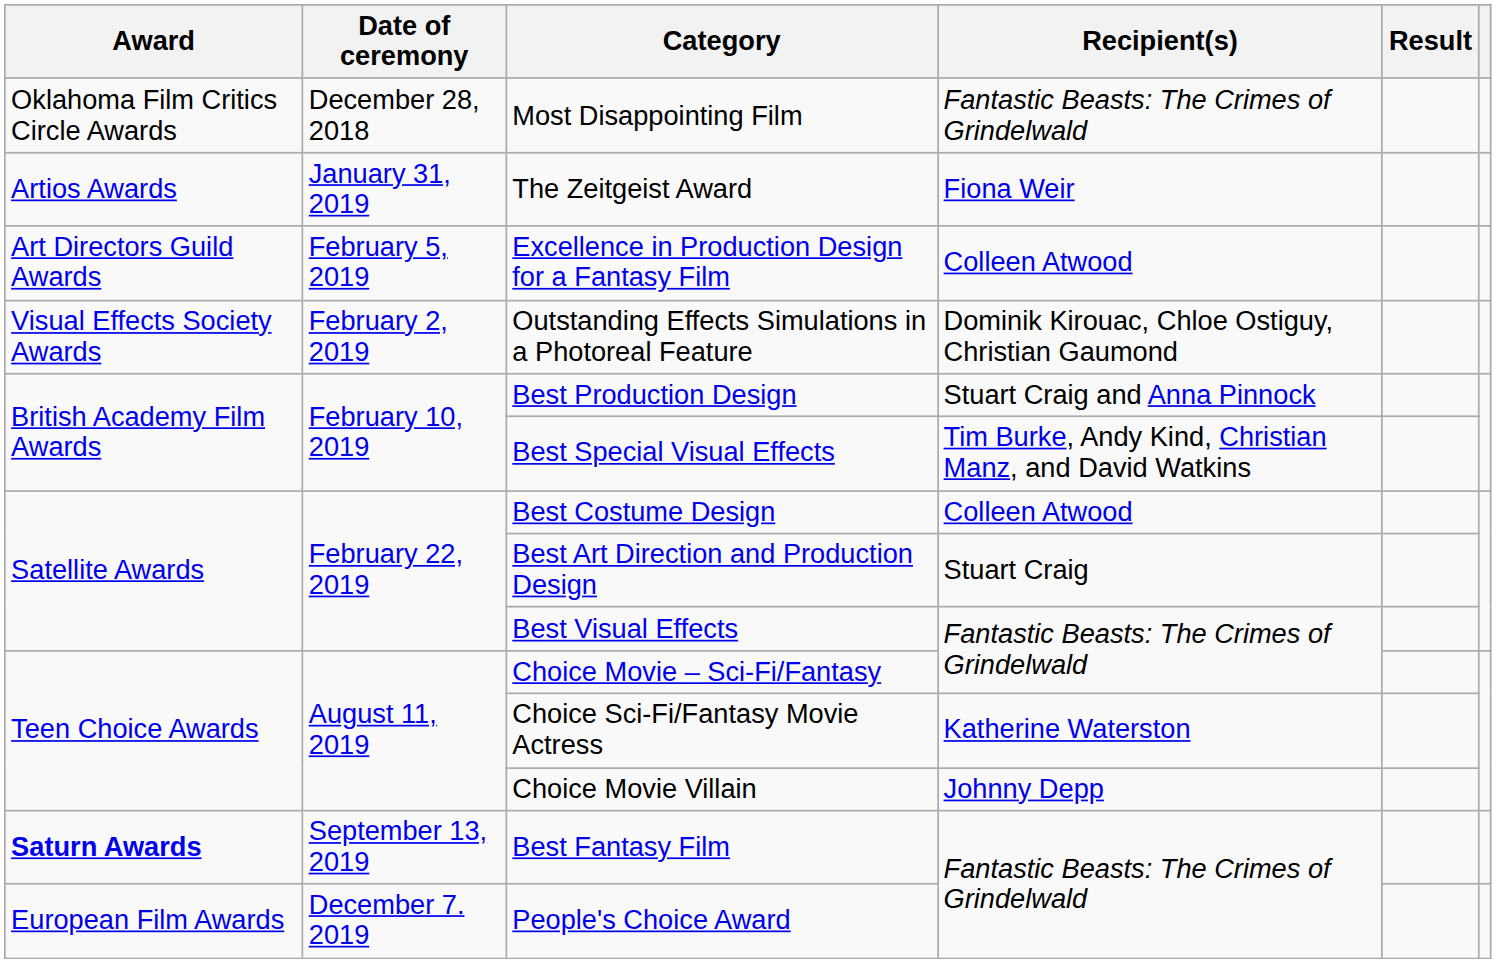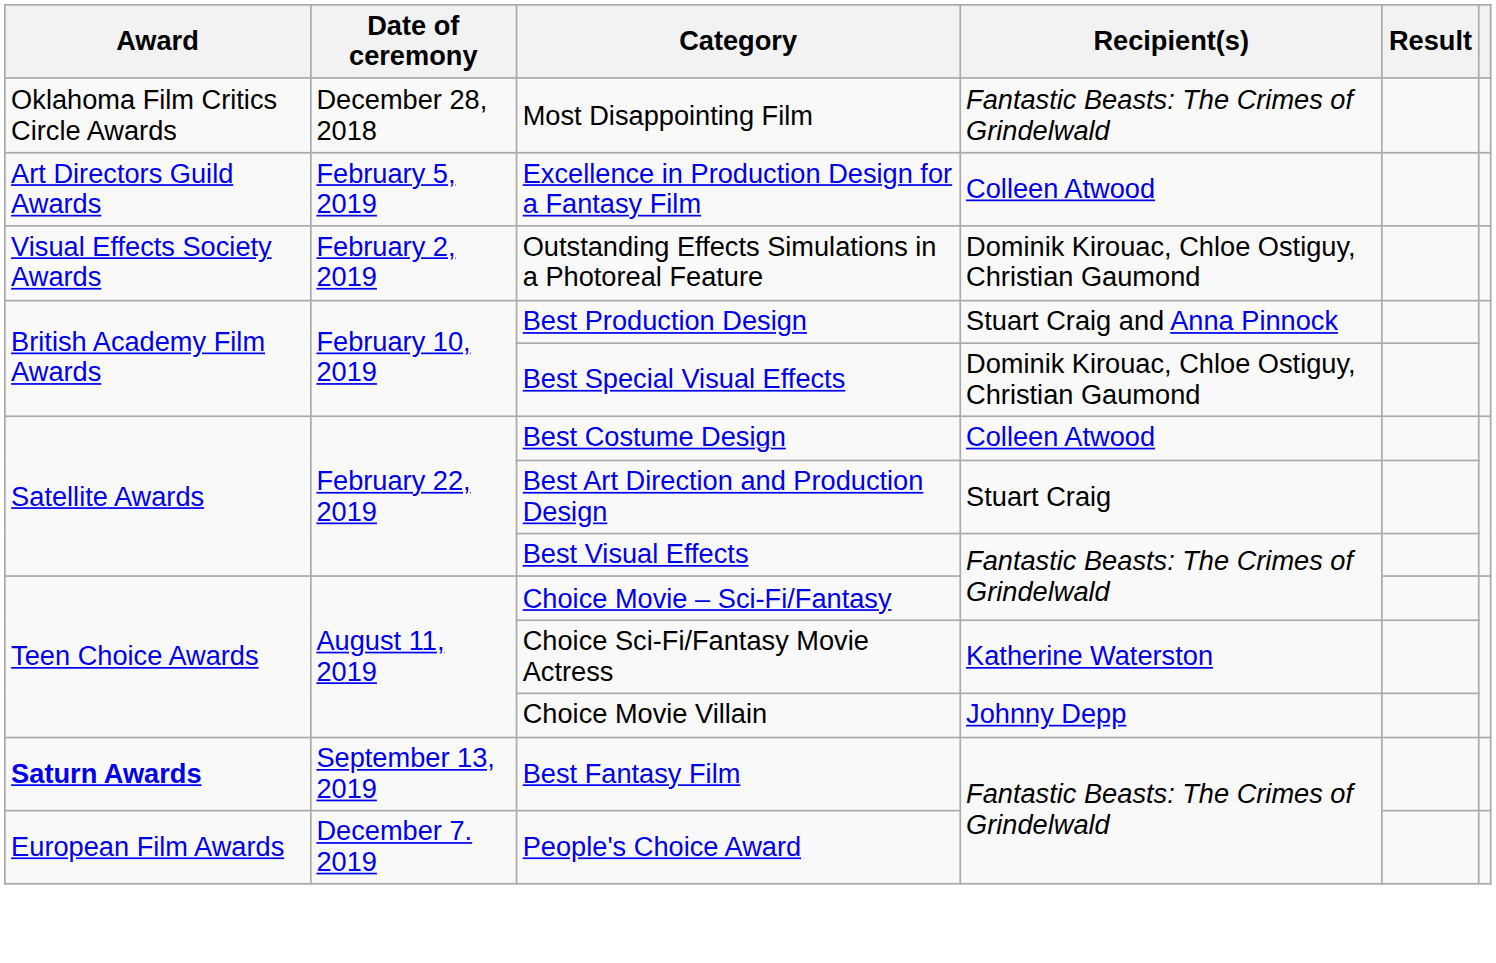- row: (632, 188)
(1135, 453) Tim Burke, Andy Kind, Christian Manz, and David Watkins -> (1161, 379) Dominik Kirouac, Chloe Ostiguy, Christian Gaumond
